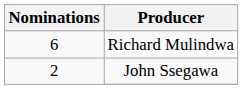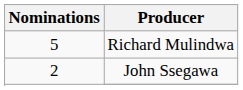(54, 44) 6 -> (54, 44) 5
